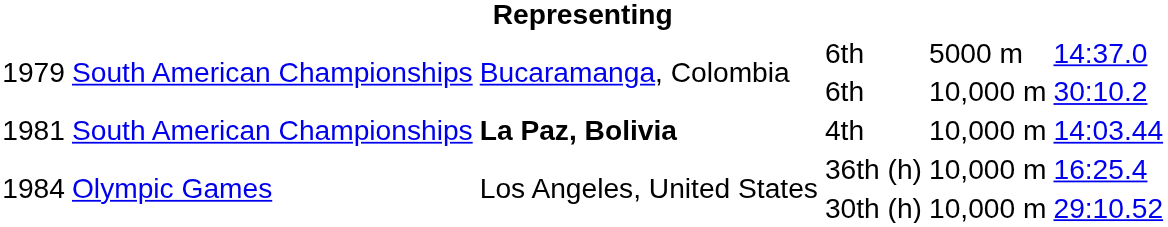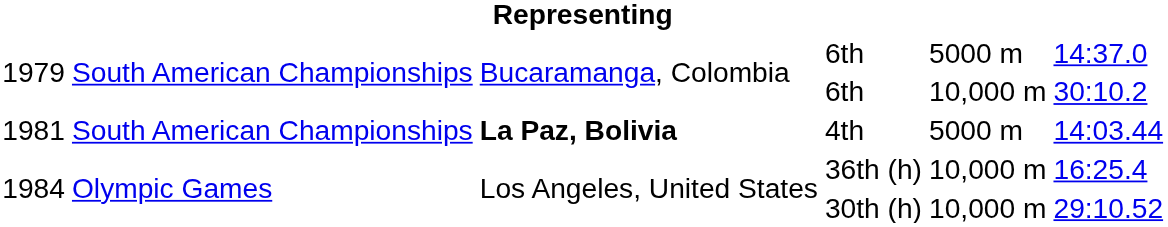(988, 130) 10,000 m -> (976, 130) 5000 m
